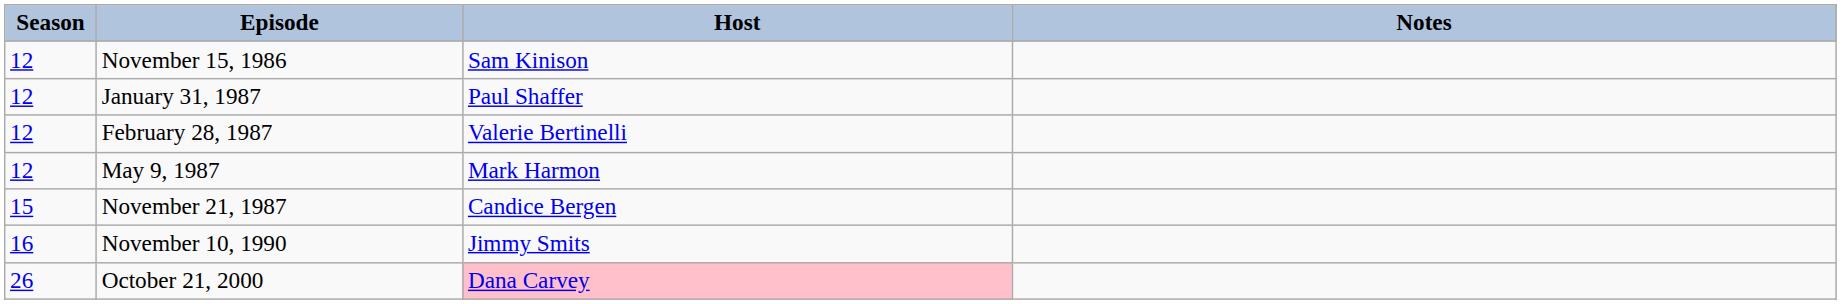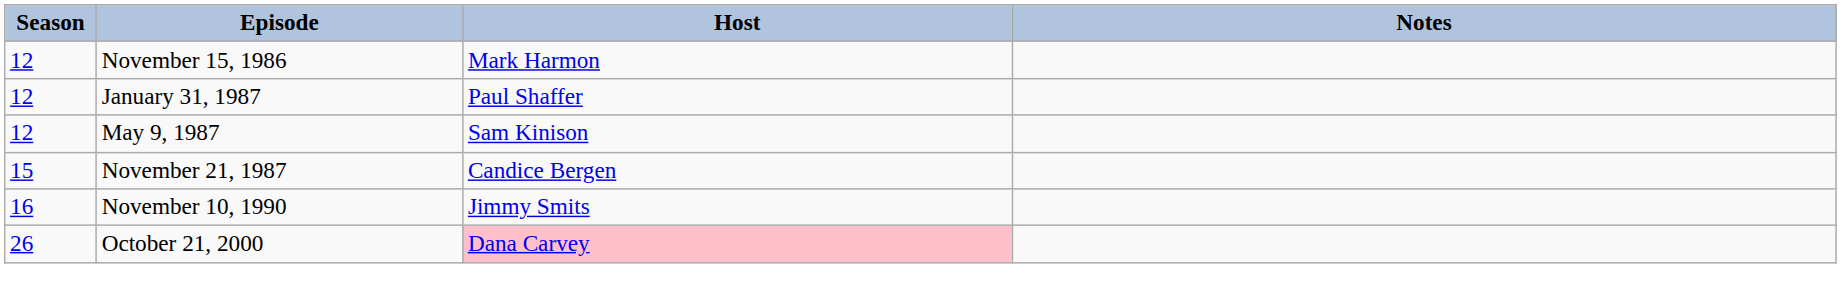(528, 59) Sam Kinison -> (534, 59) Mark Harmon
- row: (187, 133)
(534, 170) Mark Harmon -> (528, 133) Sam Kinison
